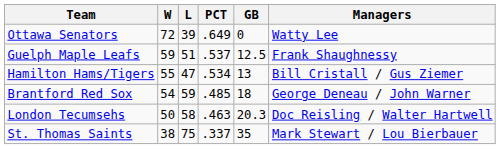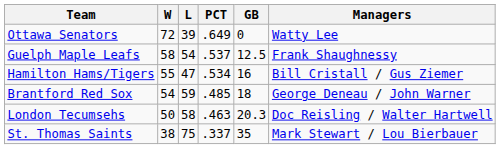(168, 54) 59 -> (168, 54) 58
(188, 54) 51 -> (188, 54) 54
(244, 74) 13 -> (244, 74) 16
